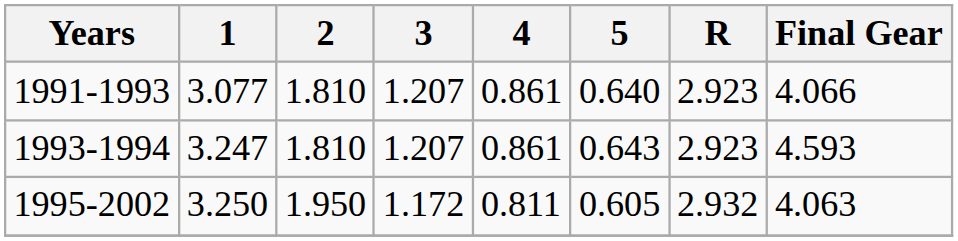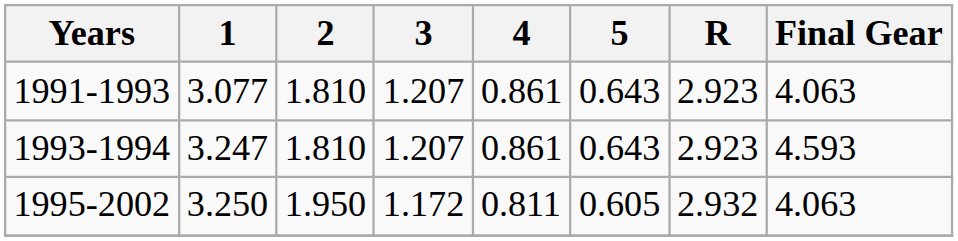(620, 90) 0.640 -> (620, 90) 0.643
(816, 90) 4.066 -> (816, 90) 4.063
